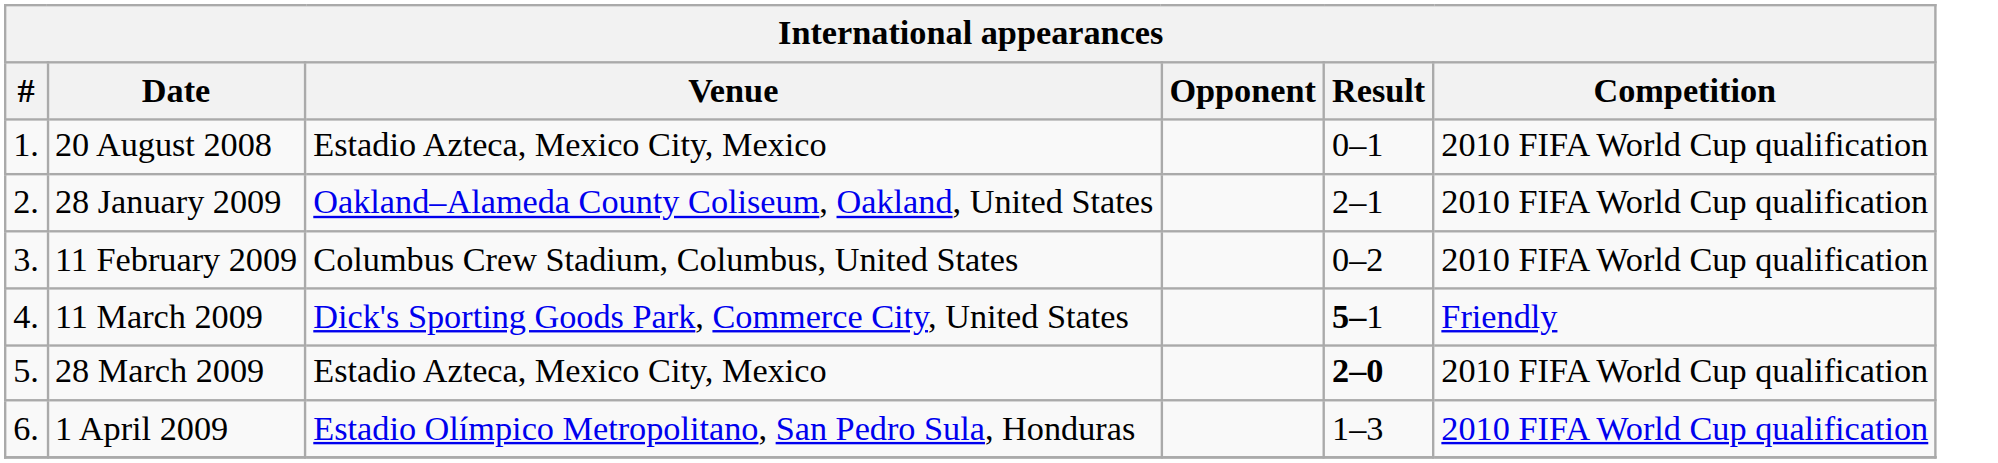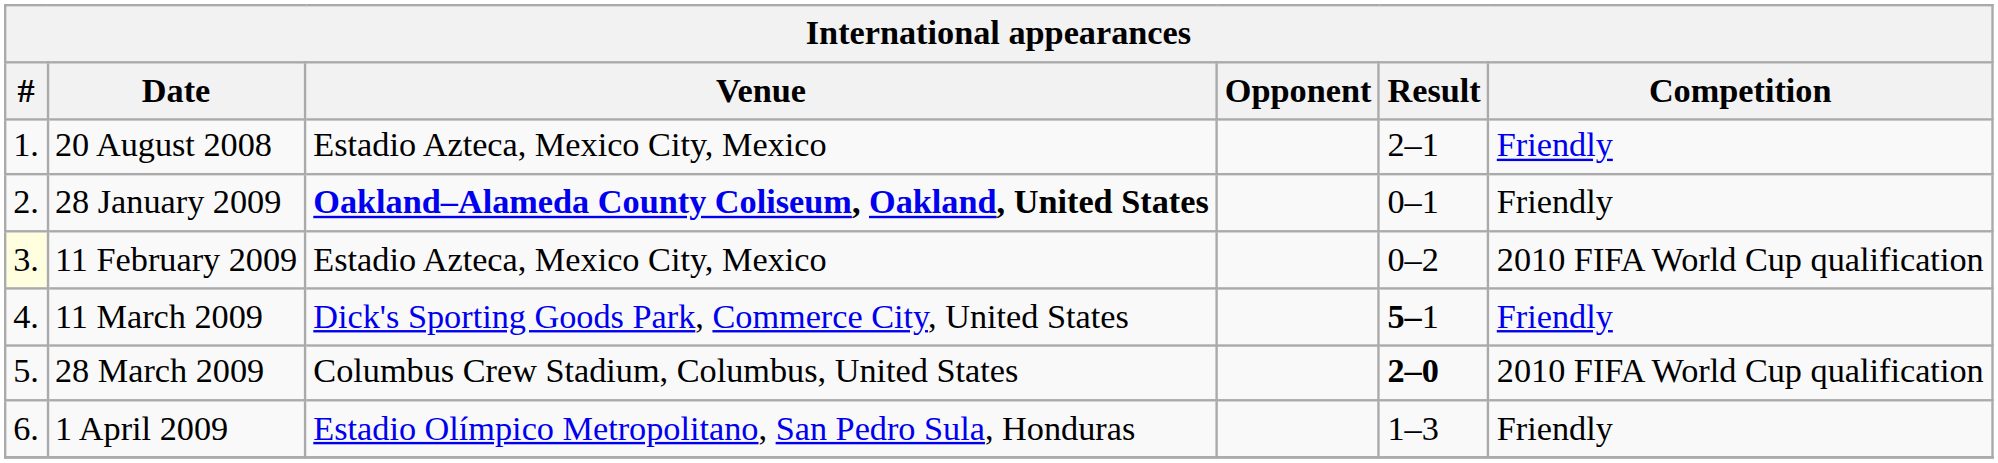(1358, 146) 0–1 -> (1413, 146) 2–1
(1685, 146) 2010 FIFA World Cup qualification -> (1555, 146) Friendly
(733, 202) normal -> (761, 202) bold
(1358, 202) 2–1 -> (1413, 202) 0–1
(1685, 202) 2010 FIFA World Cup qualification -> (1555, 202) Friendly
(26, 259) no background -> (26, 259) lightyellow background
(666, 259) Columbus Crew Stadium, Columbus, United States -> (570, 259) Estadio Azteca, Mexico City, Mexico
(570, 372) Estadio Azteca, Mexico City, Mexico -> (666, 372) Columbus Crew Stadium, Columbus, United States
(1685, 428) 2010 FIFA World Cup qualification -> (1555, 428) Friendly
